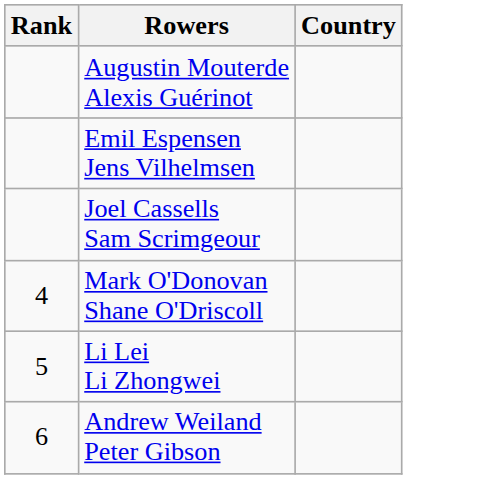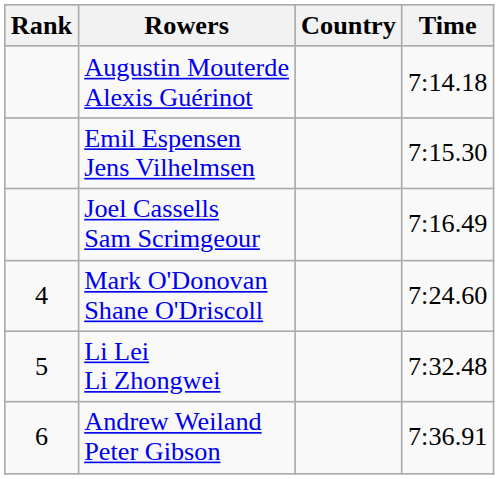+ column: (448, 25)
